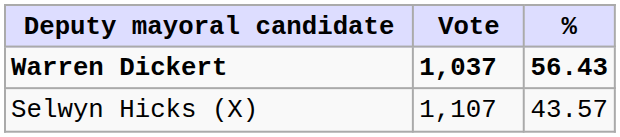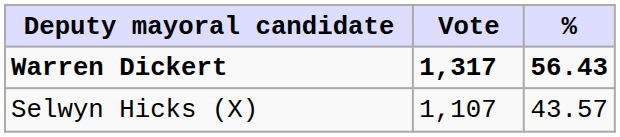(458, 68) 1,037 -> (458, 68) 1,317
